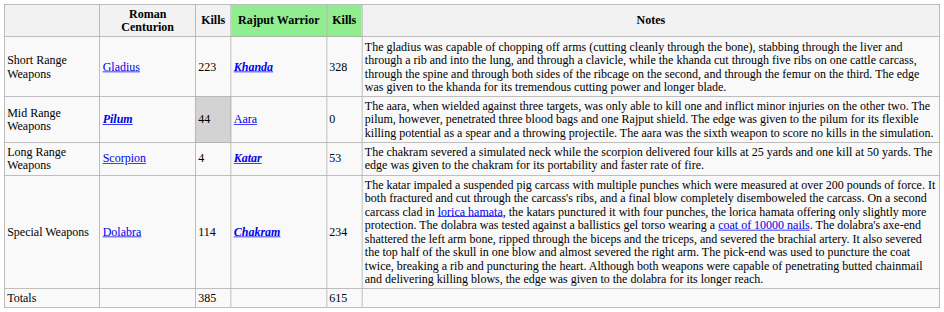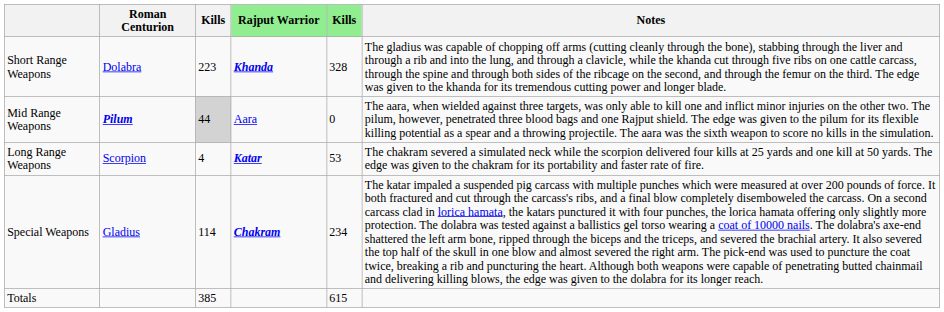(121, 66) Gladius -> (122, 66) Dolabra
(122, 231) Dolabra -> (121, 231) Gladius
